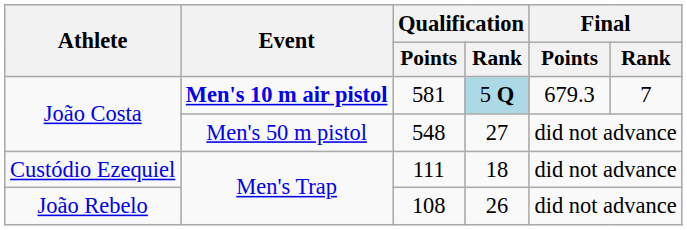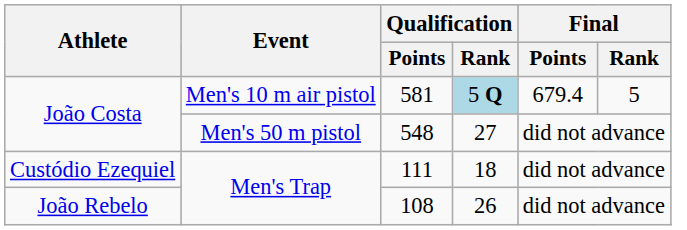(287, 95) bold -> (281, 95) normal
(570, 95) 679.3 -> (558, 95) 679.4
(646, 95) 7 -> (634, 95) 5
